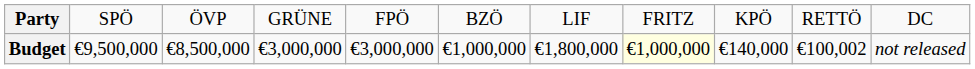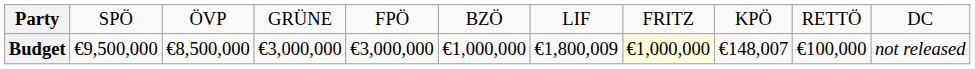(576, 48) €1,800,000 -> (576, 48) €1,800,009
(753, 48) €140,000 -> (753, 48) €148,007
(832, 48) €100,002 -> (832, 48) €100,000
